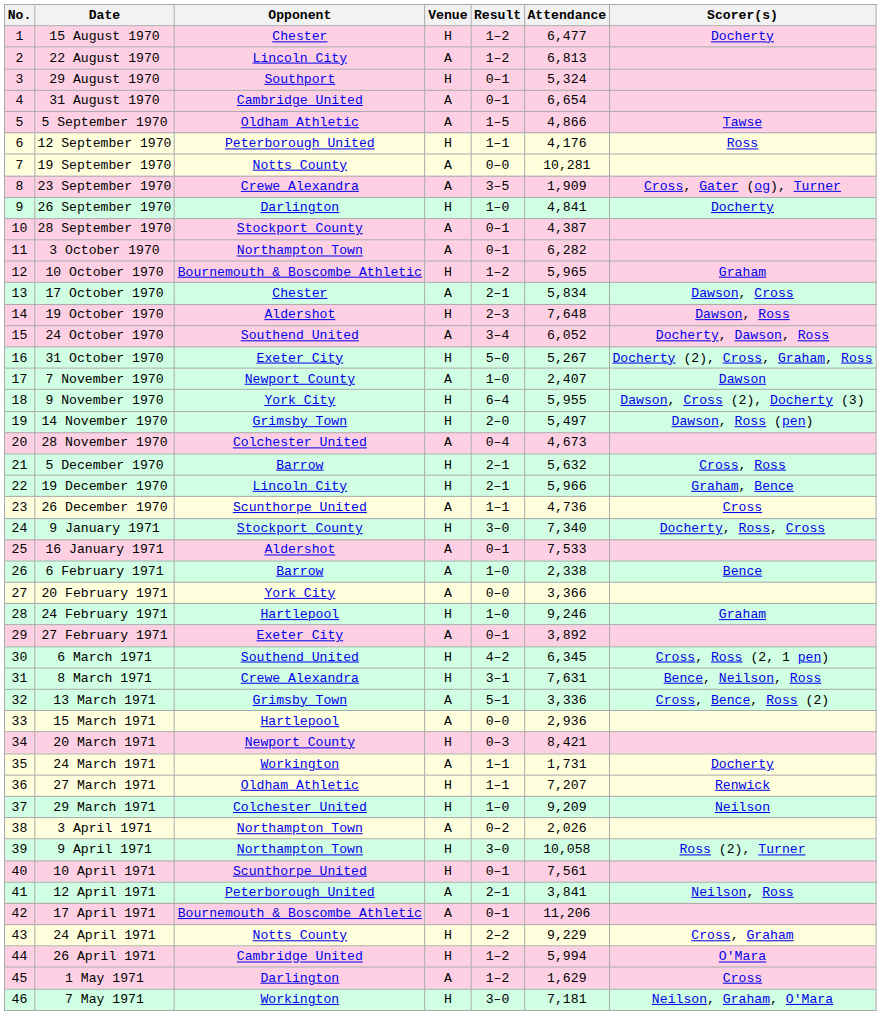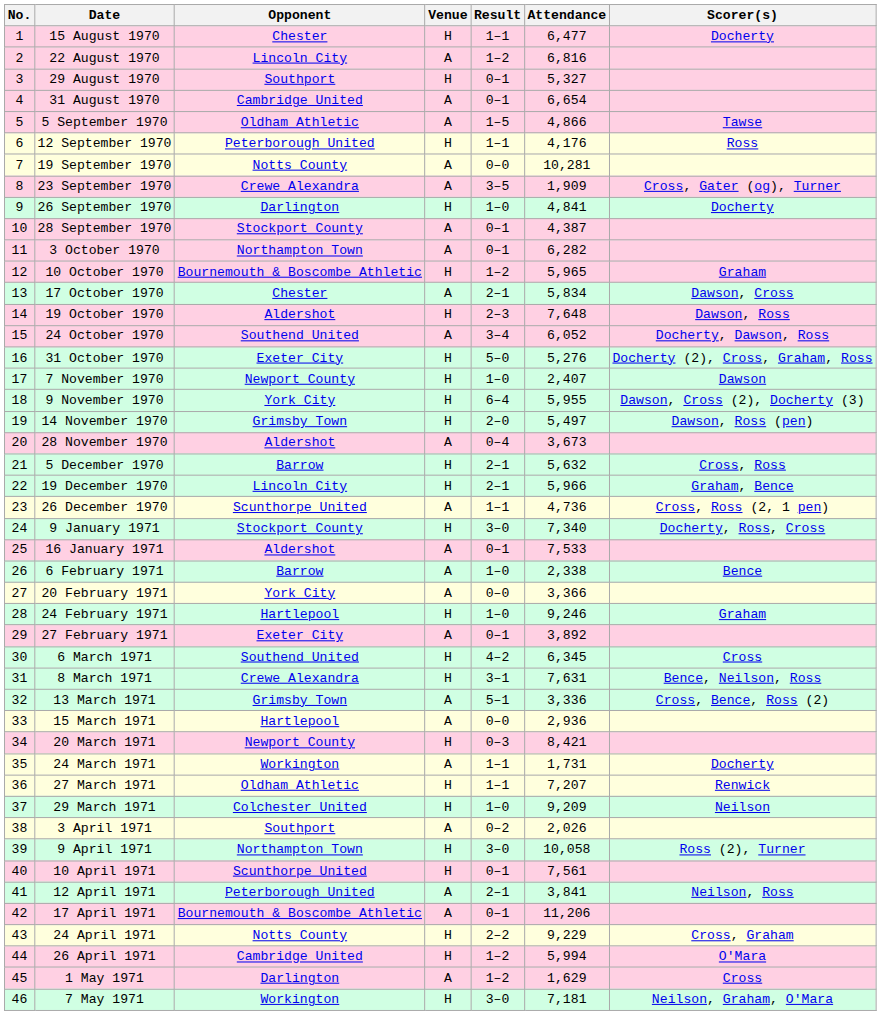(498, 37) 1–2 -> (498, 37) 1–1
(567, 58) 6,813 -> (567, 58) 6,816
(567, 79) 5,324 -> (567, 79) 5,327
(567, 358) 5,267 -> (567, 358) 5,276
(448, 379) A -> (448, 379) H
(300, 443) Colchester United -> (300, 443) Aldershot
(567, 443) 4,673 -> (567, 443) 3,673
(742, 507) Cross -> (742, 507) Cross, Ross (2, 1 pen)
(742, 657) Cross, Ross (2, 1 pen) -> (742, 657) Cross
(300, 828) Northampton Town -> (300, 828) Southport
